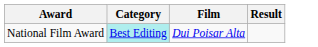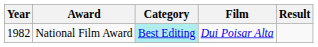+ column: (19, 14)
